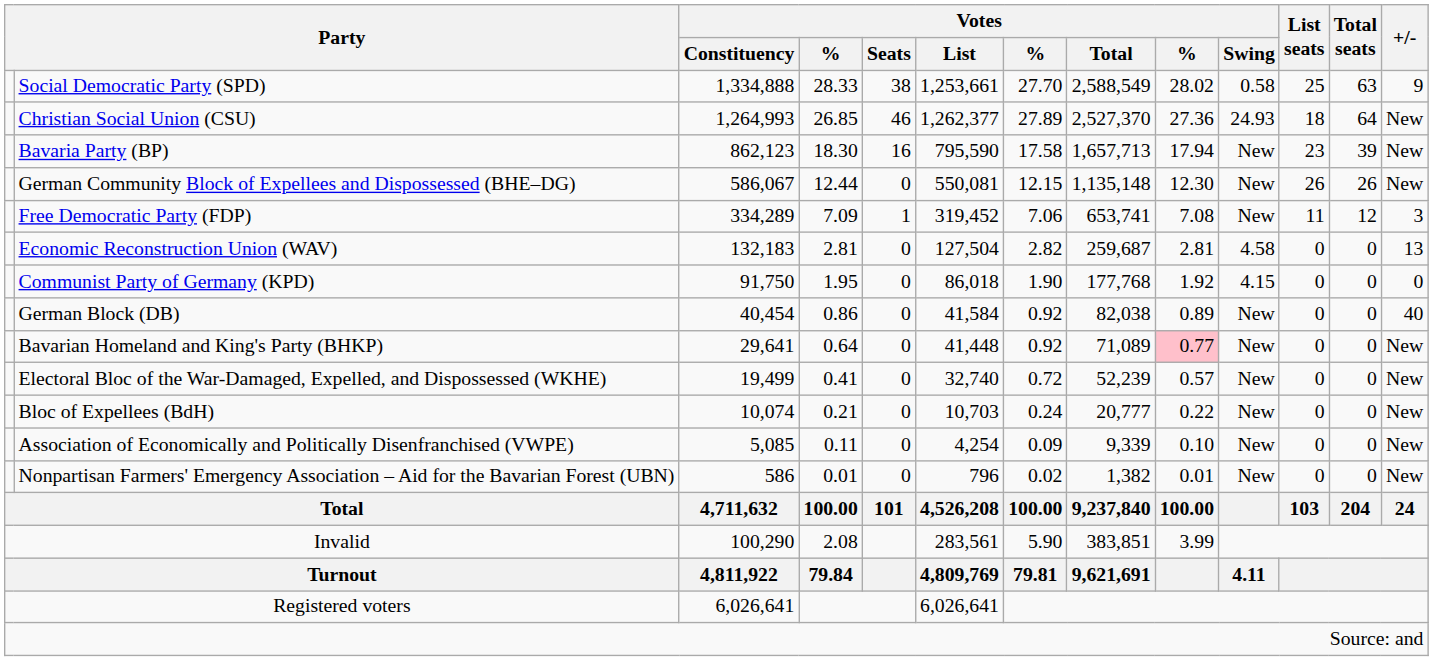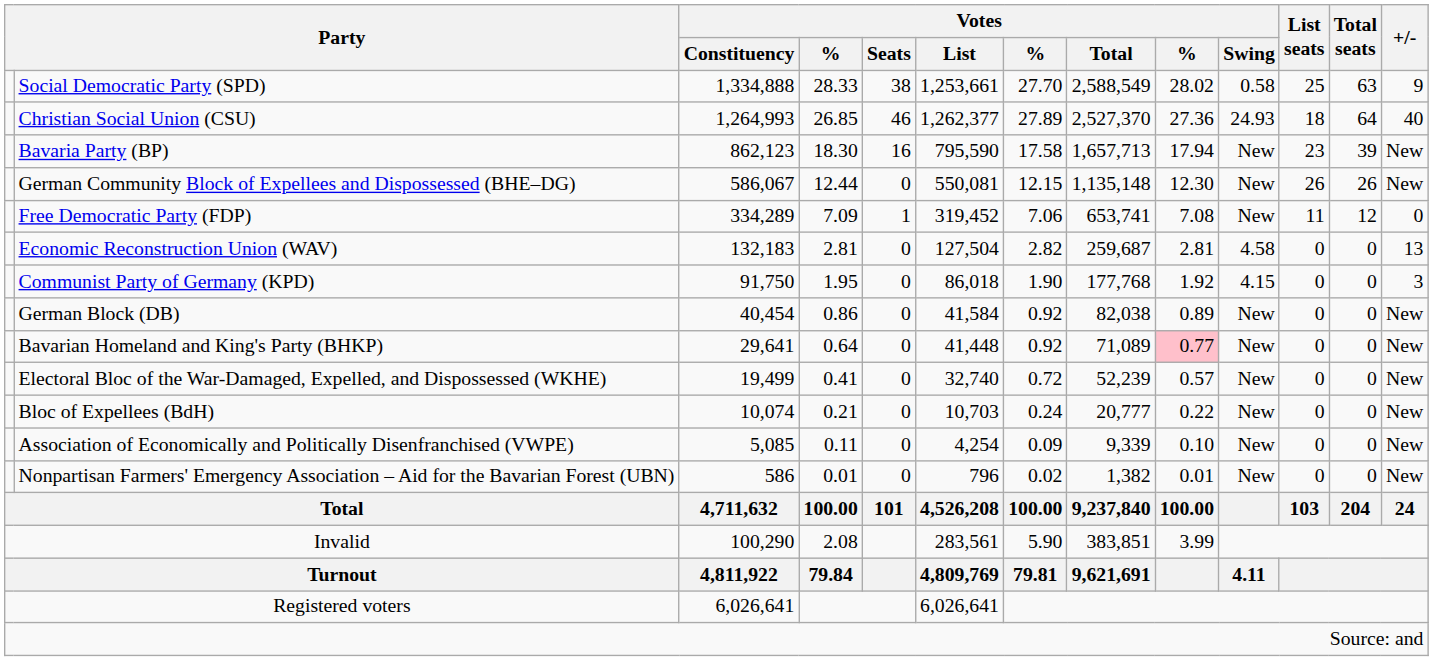(1405, 118) New -> (1414, 118) 40
(1418, 216) 3 -> (1418, 216) 0
(1418, 281) 0 -> (1418, 281) 3
(1414, 313) 40 -> (1405, 313) New
